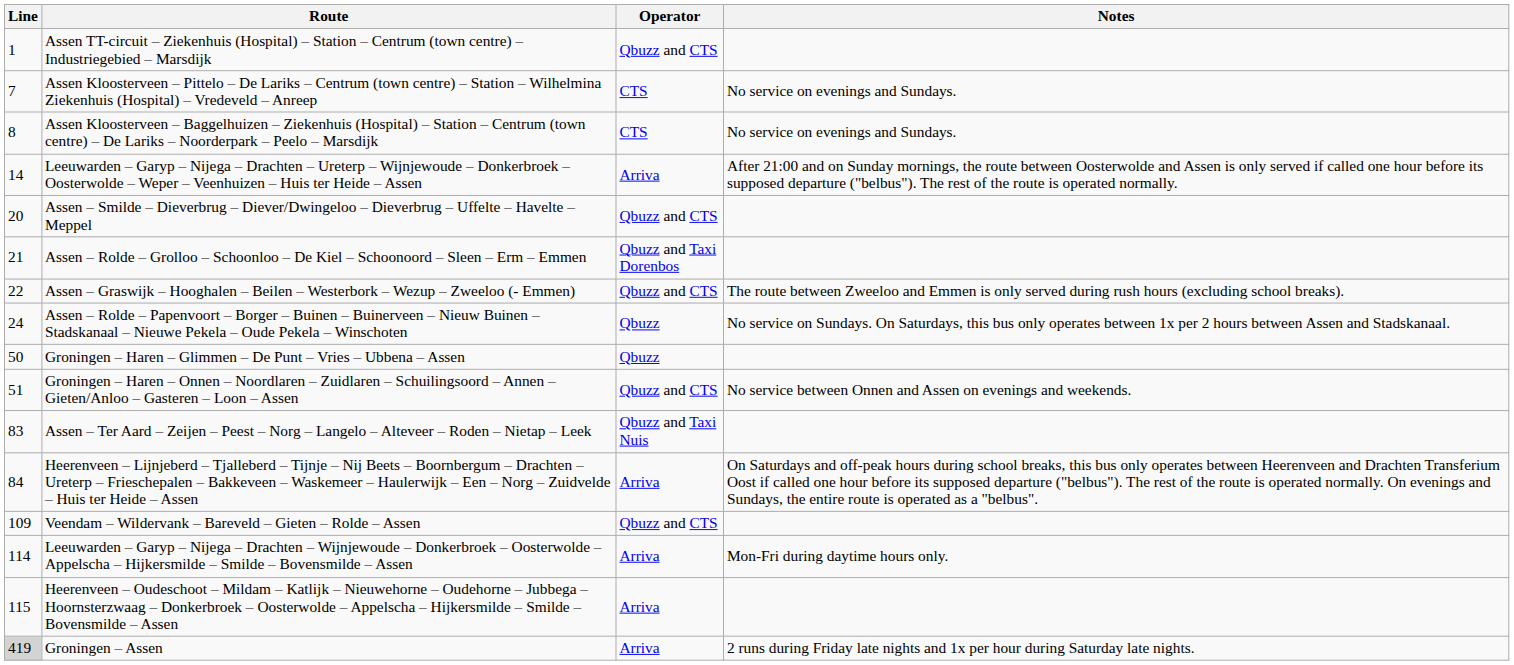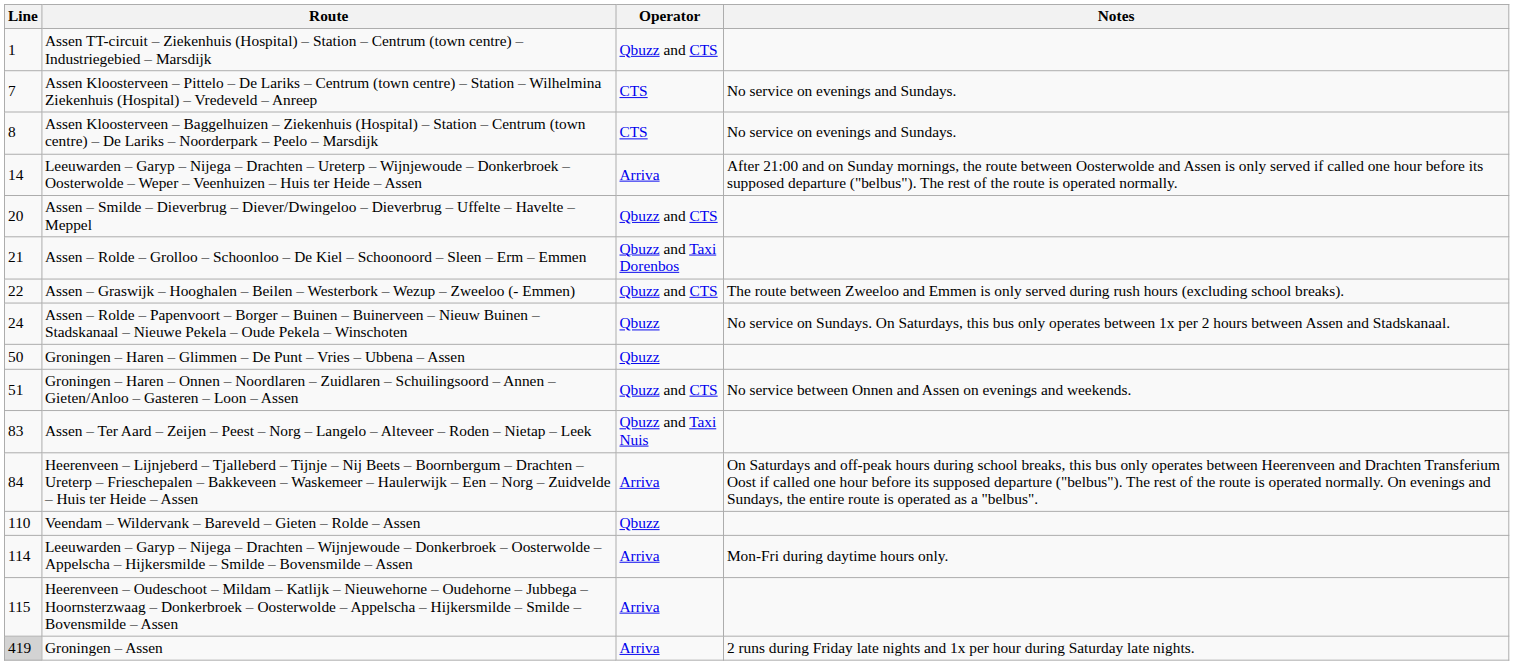(20, 523) 109 -> (19, 523) 110
(669, 523) Qbuzz and CTS -> (640, 523) Qbuzz
